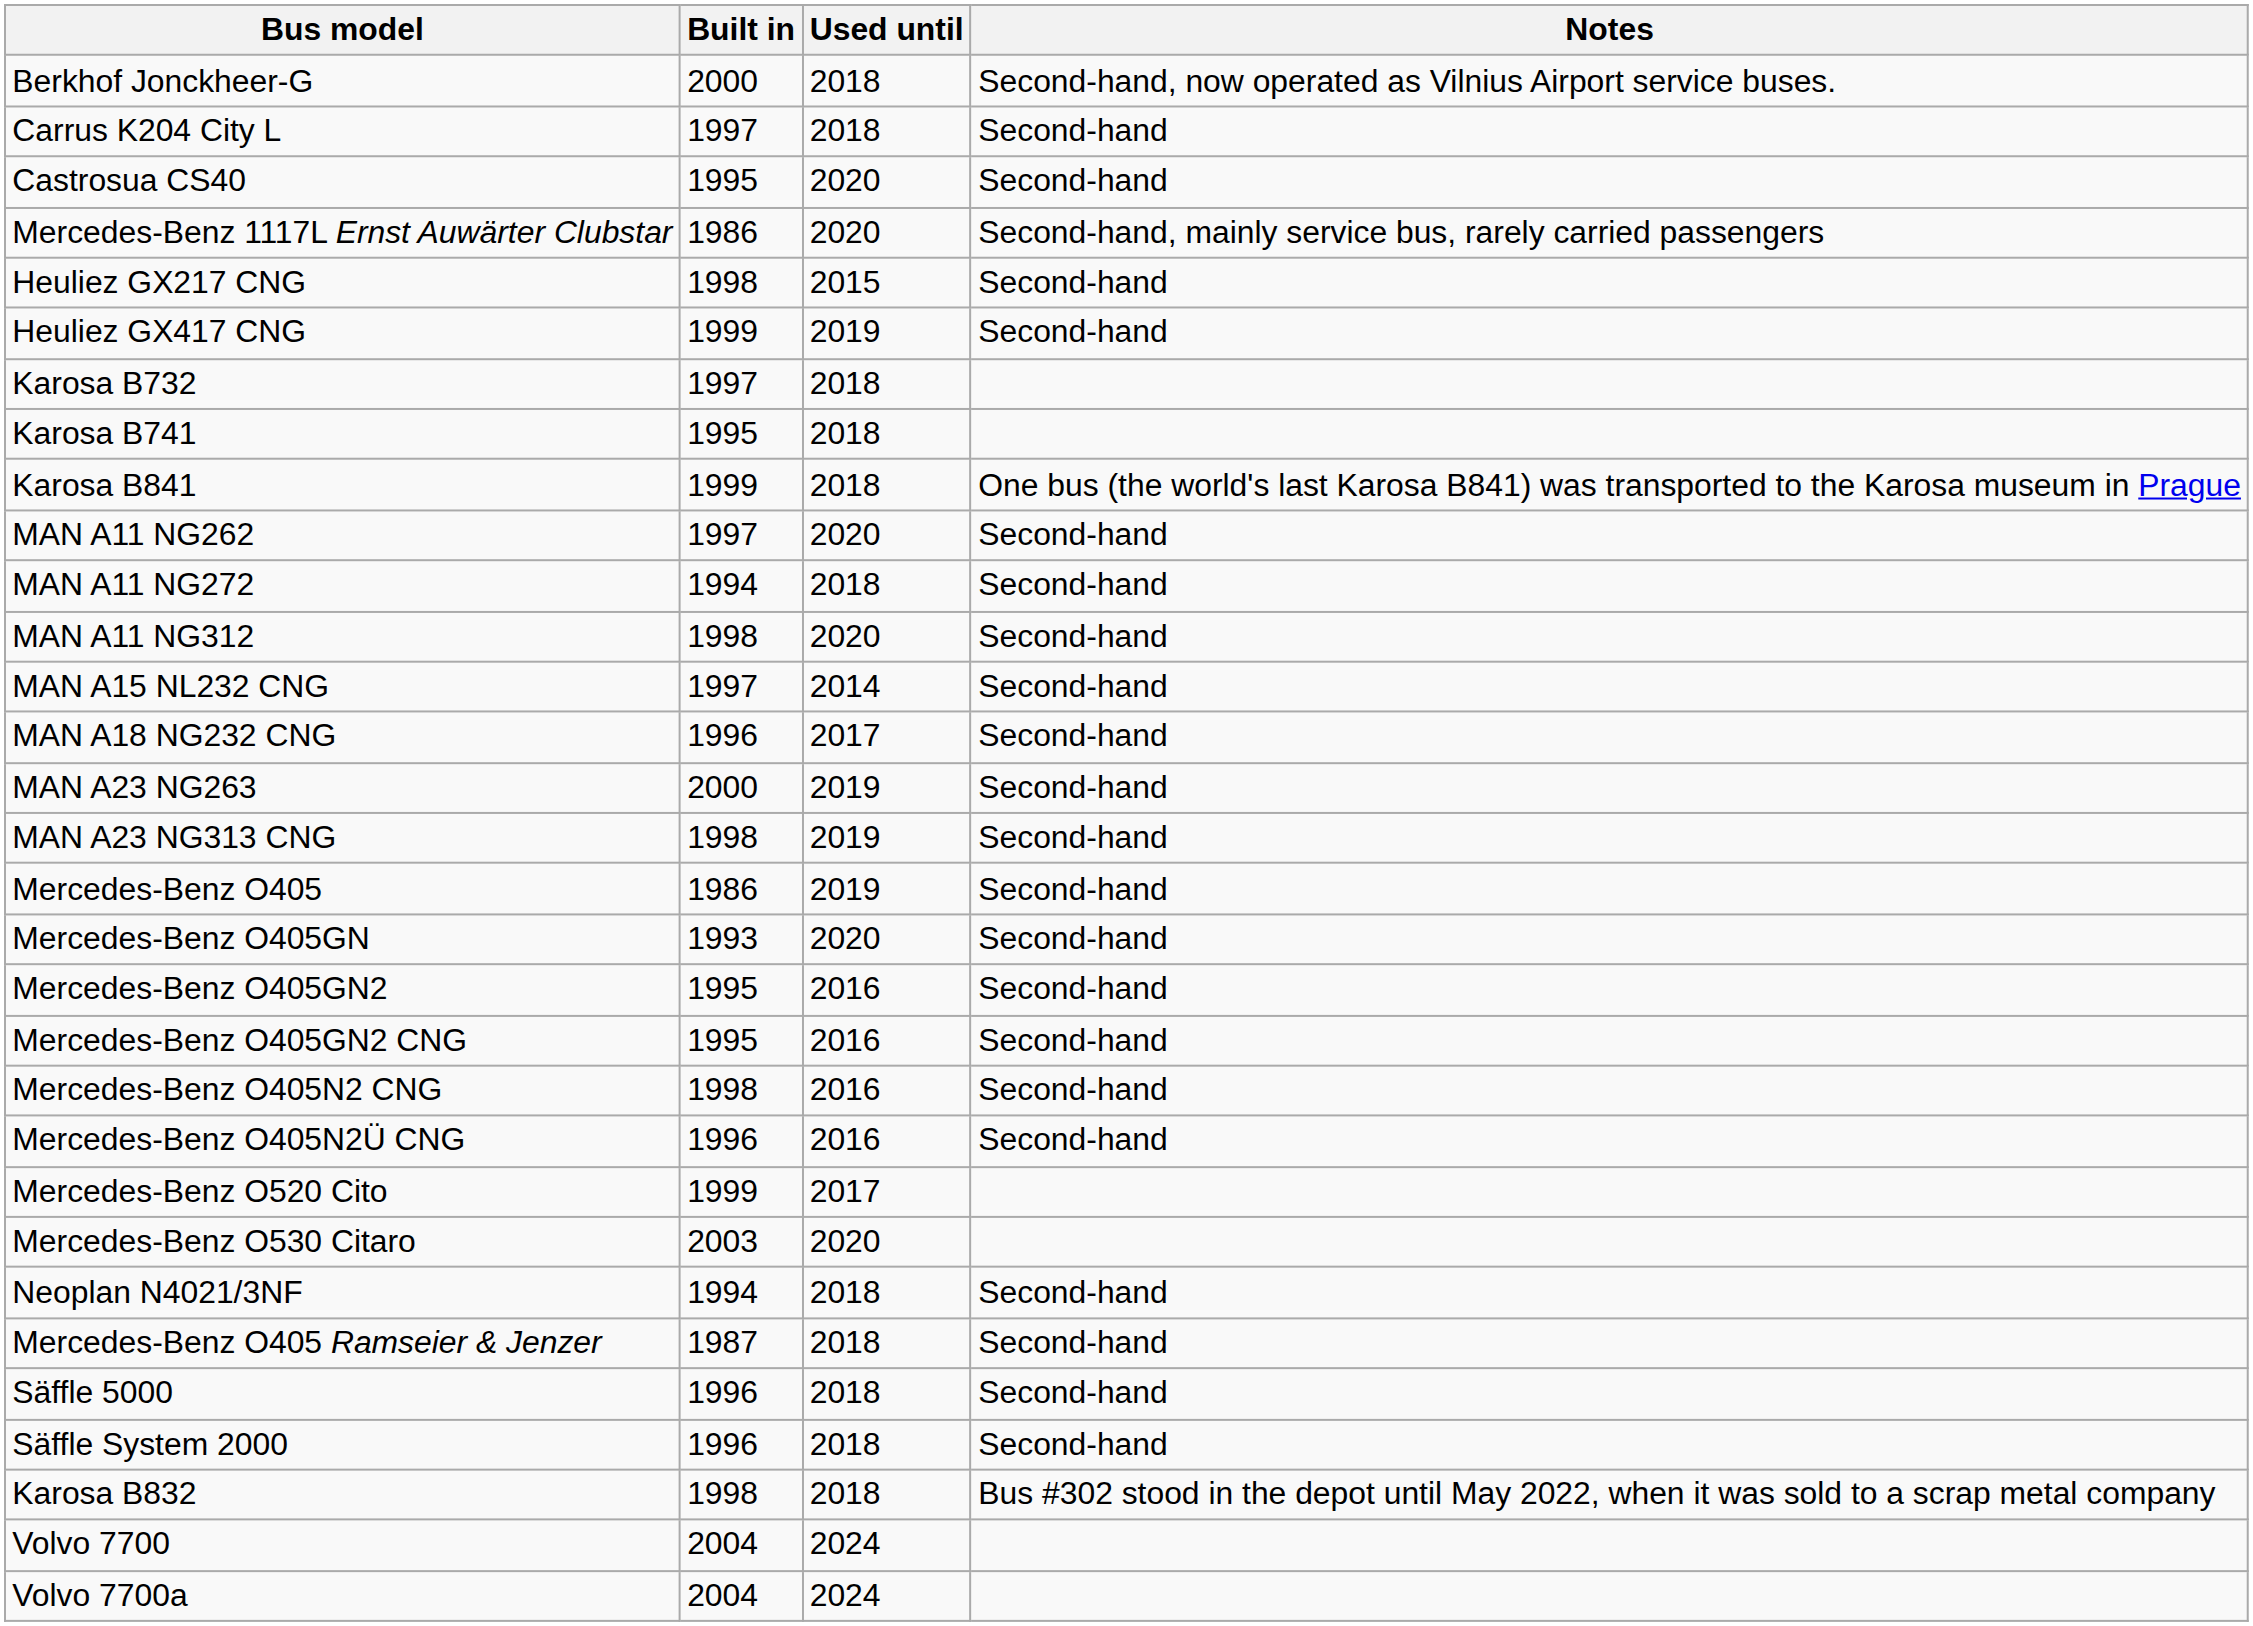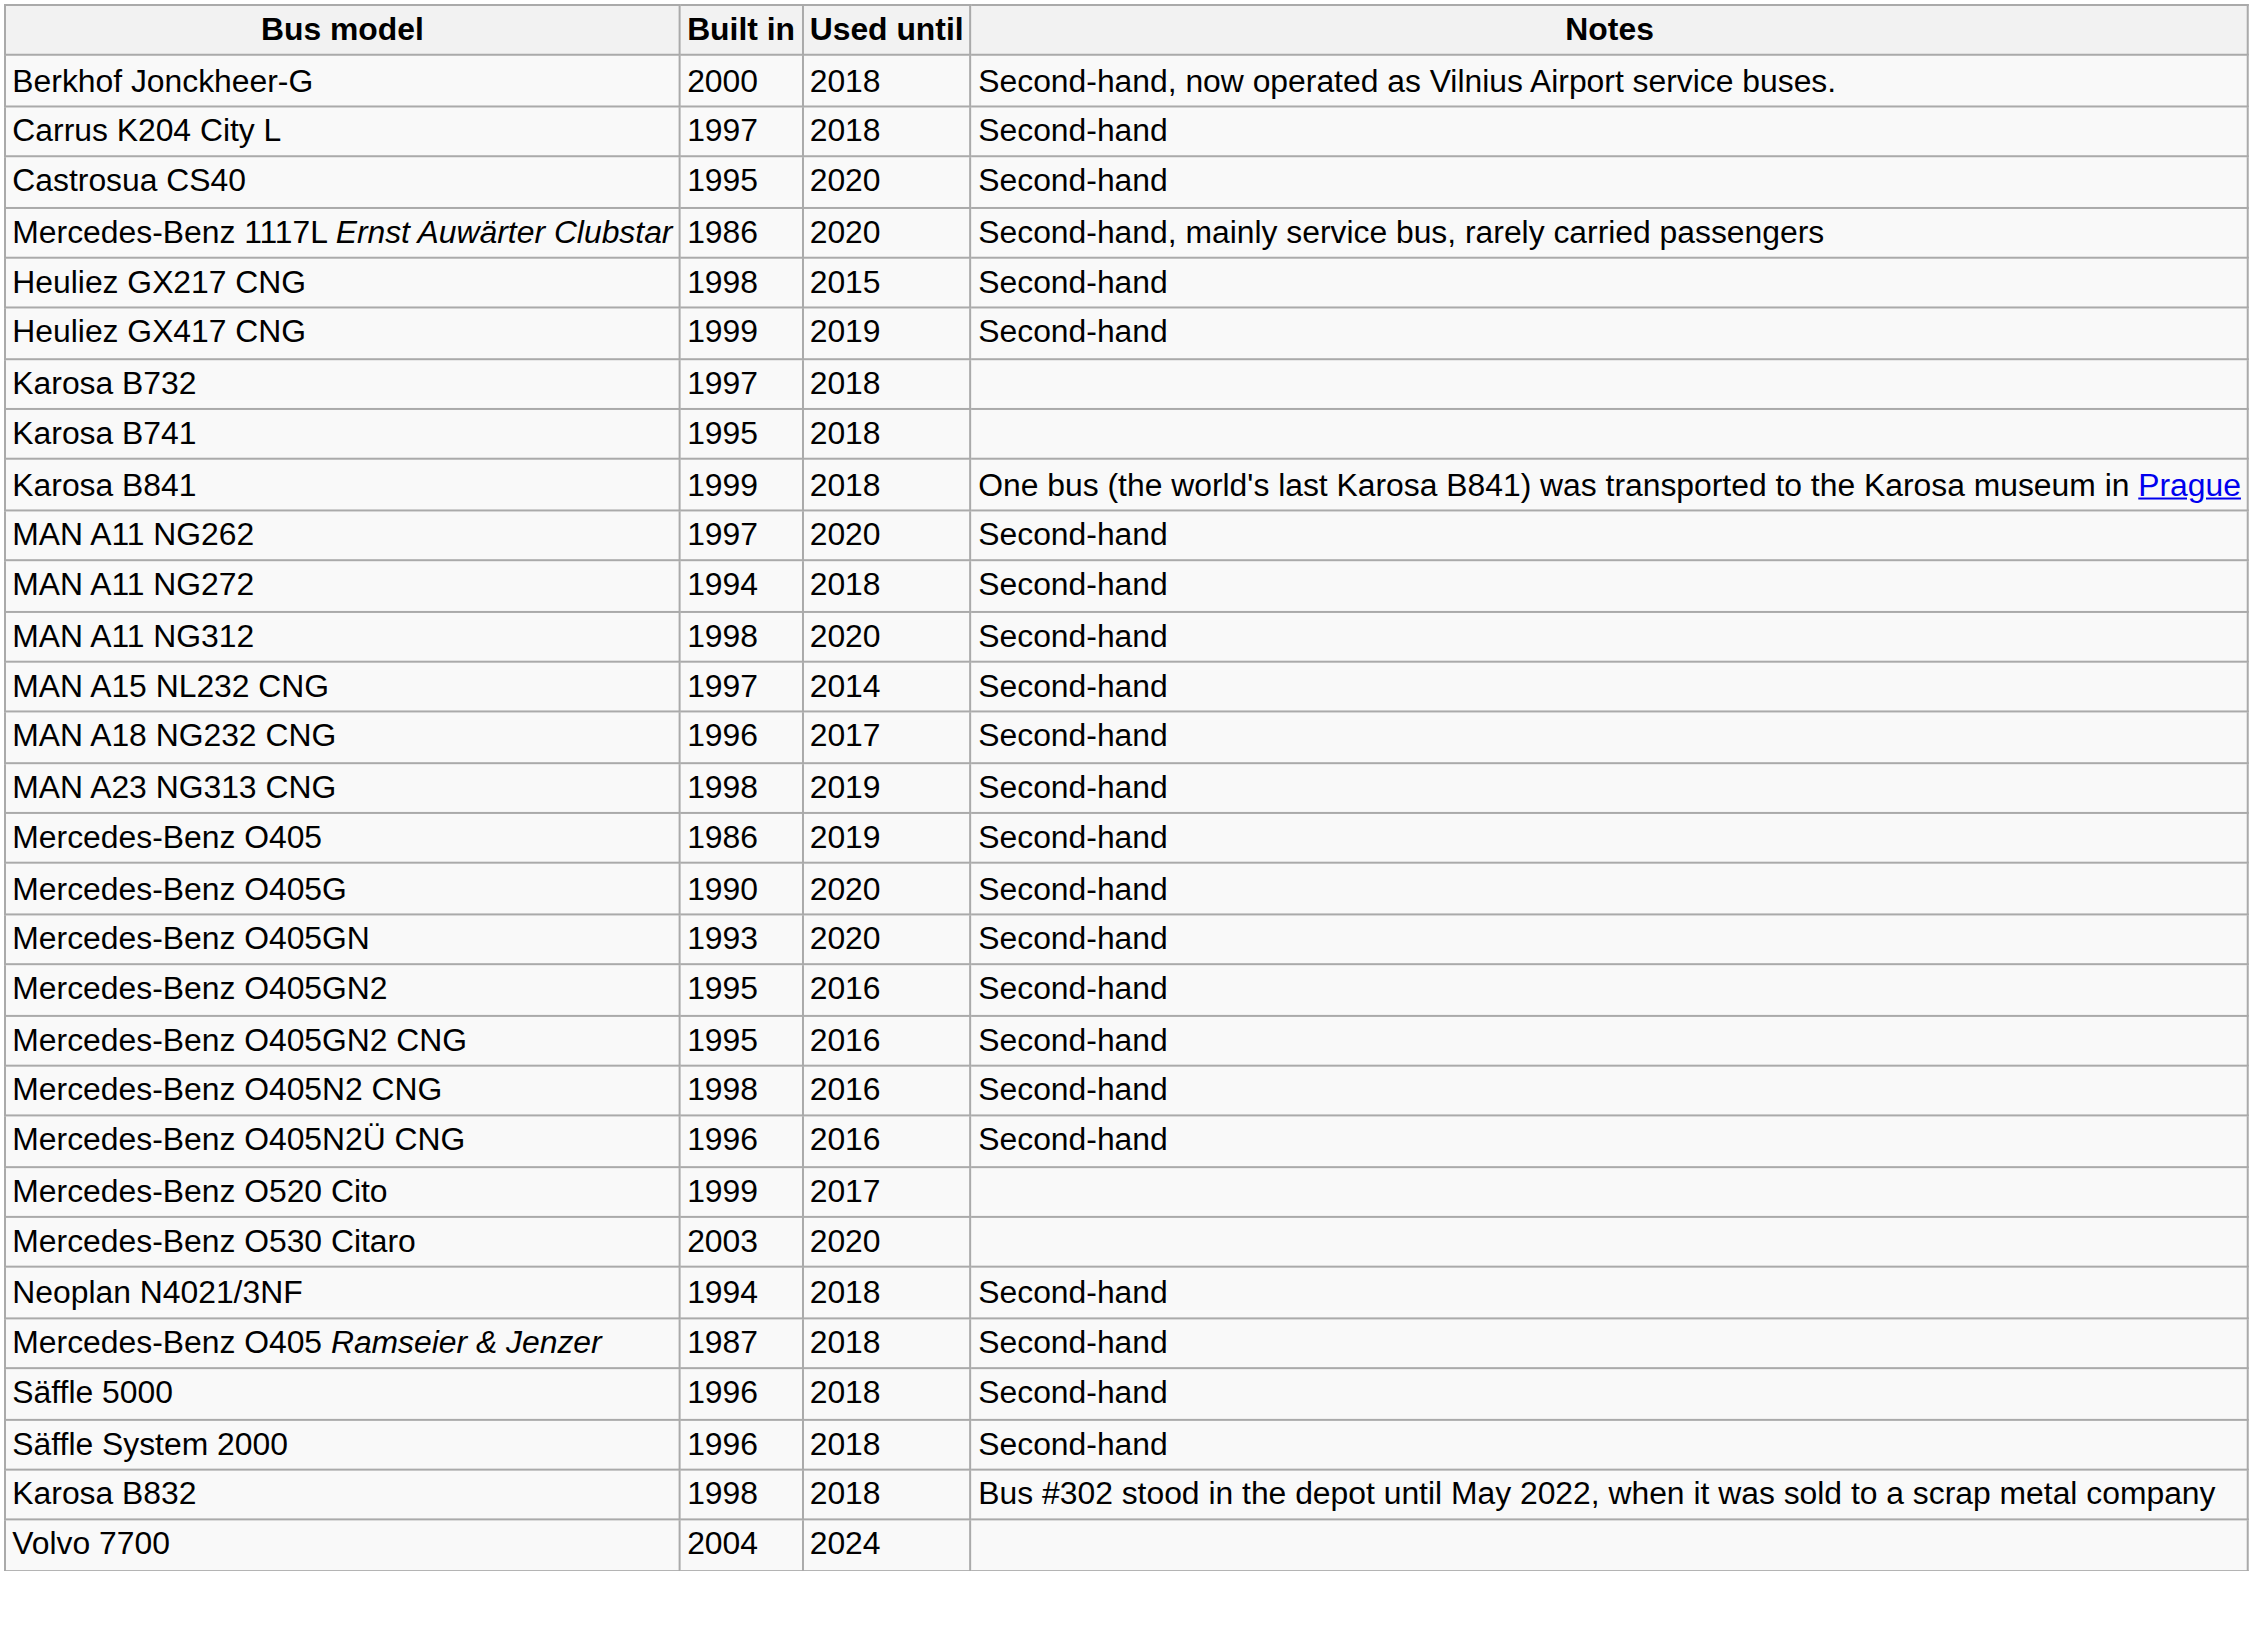- row: (134, 787)
+ row: (180, 888)
- row: (100, 1595)
